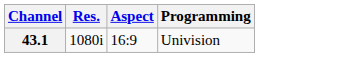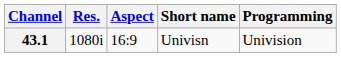+ column: (198, 16)
